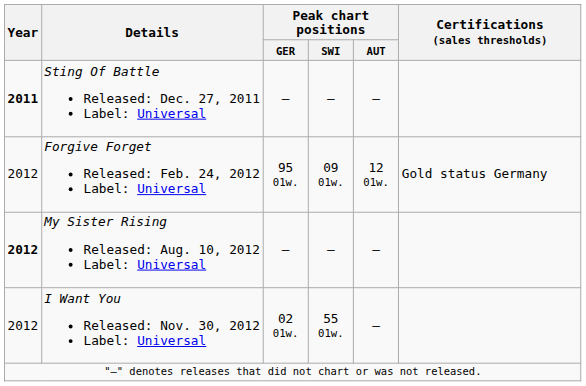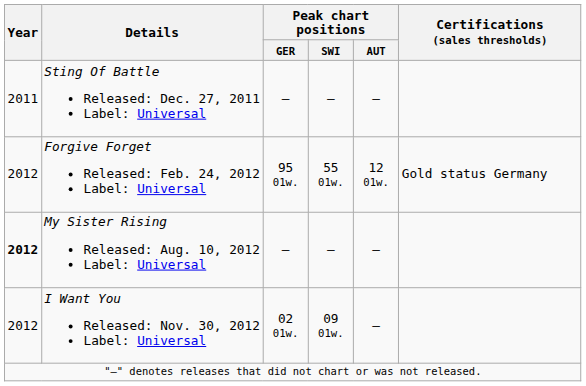(23, 99) bold -> (23, 99) normal
(331, 174) 09 01w. -> (331, 174) 55 01w.
(331, 325) 55 01w. -> (331, 325) 09 01w.
